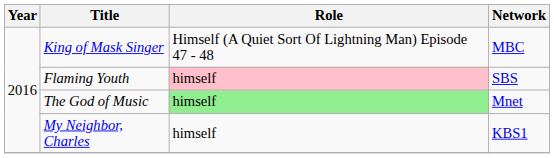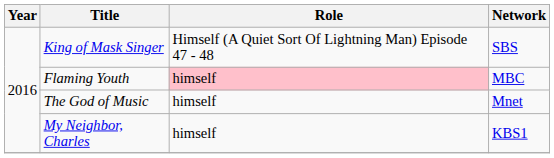(508, 47) MBC -> (505, 47) SBS
(505, 78) SBS -> (508, 78) MBC
(194, 101) lightgreen background -> (194, 101) no background
